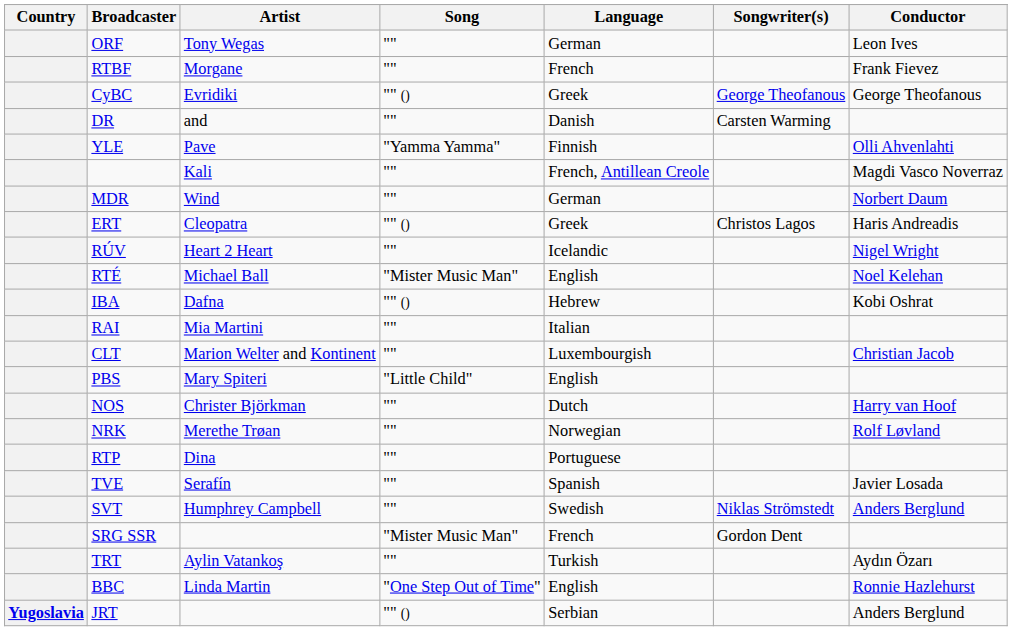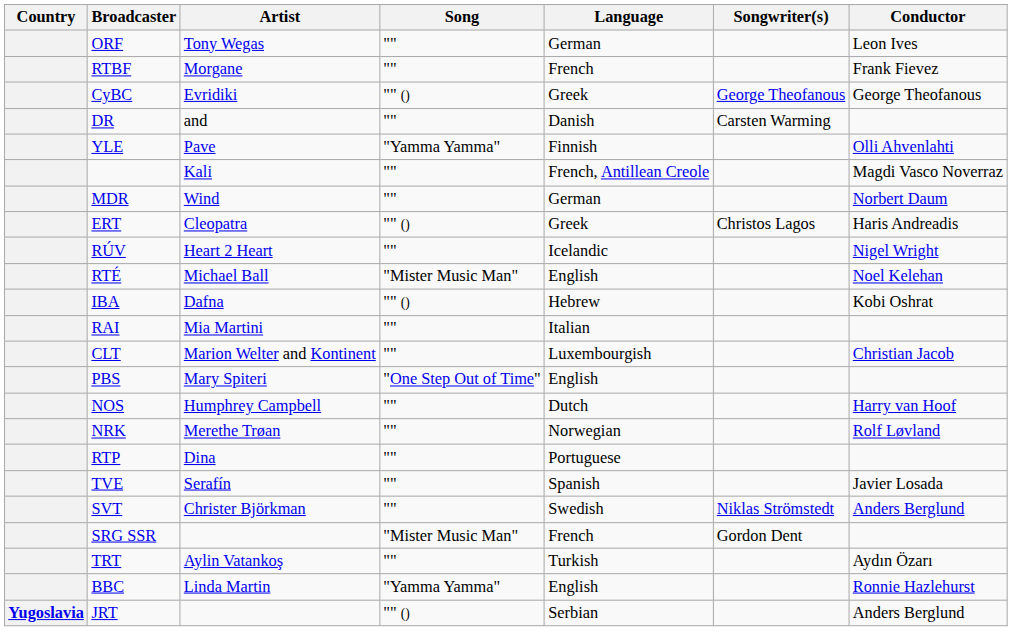(428, 379) "Little Child" -> (462, 379) "One Step Out of Time"
(245, 405) Christer Björkman -> (252, 405) Humphrey Campbell
(252, 509) Humphrey Campbell -> (245, 509) Christer Björkman
(462, 586) "One Step Out of Time" -> (442, 586) "Yamma Yamma"
